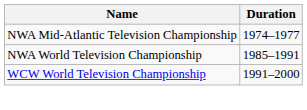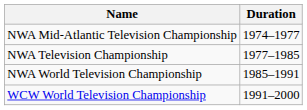+ row: (88, 54)
